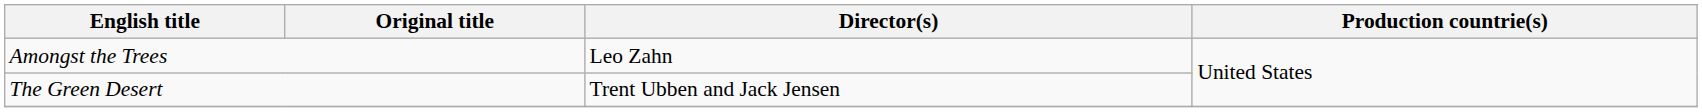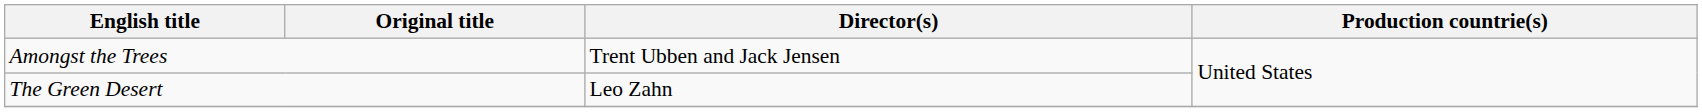(631, 55) Leo Zahn -> (715, 55) Trent Ubben and Jack Jensen
(715, 89) Trent Ubben and Jack Jensen -> (631, 89) Leo Zahn
